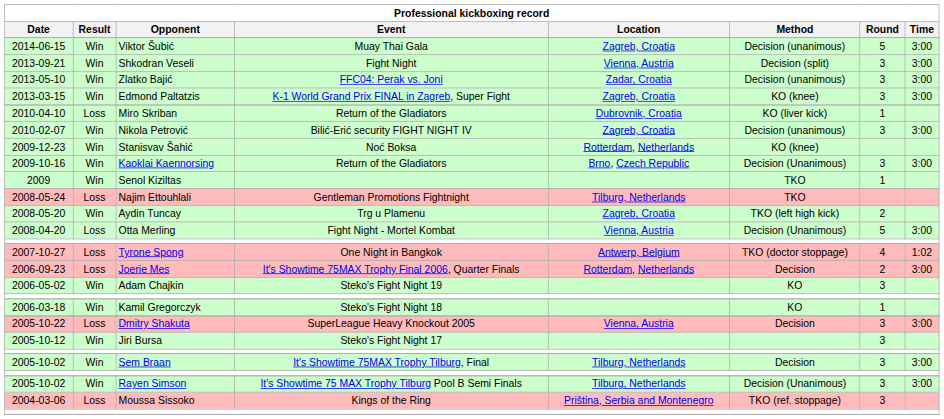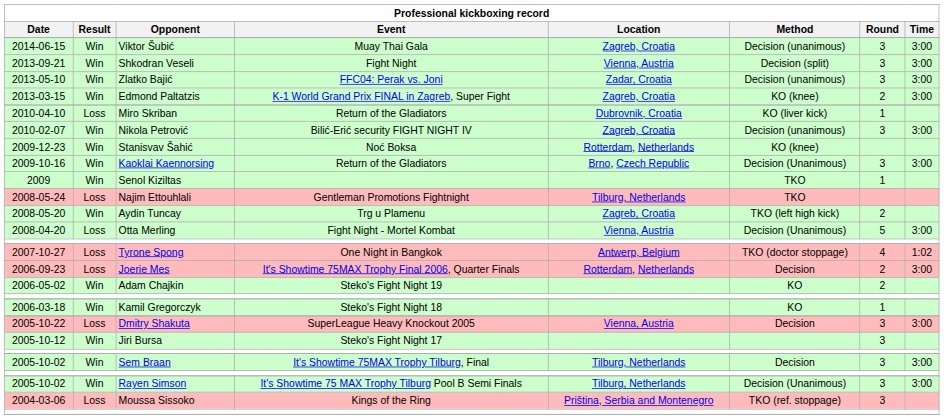(882, 46) 5 -> (882, 46) 3
(882, 97) 3 -> (882, 97) 2
(882, 286) 3 -> (882, 286) 2
